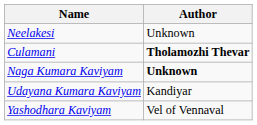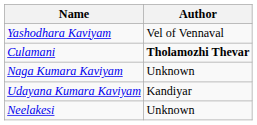rows swapped: (31, 33) <-> (59, 110)
(172, 71) bold -> (171, 71) normal
